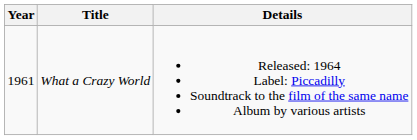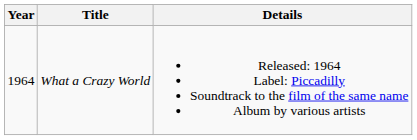(21, 80) 1961 -> (21, 80) 1964
